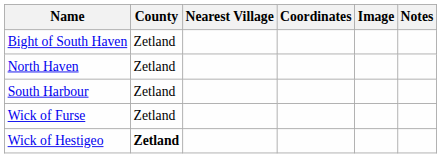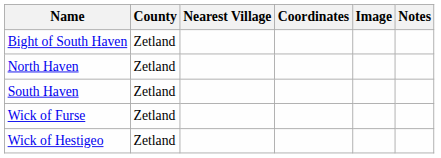- row: (48, 91)
+ row: (43, 91)
(156, 140) bold -> (154, 140) normal
